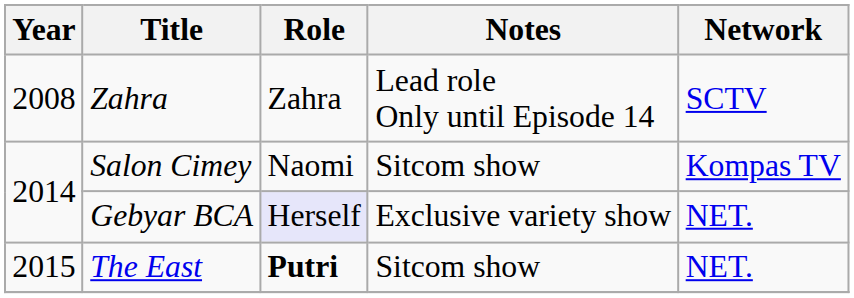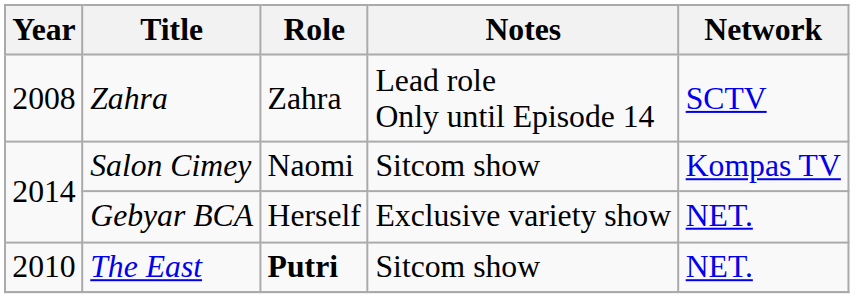(314, 215) lavender background -> (314, 215) no background
(44, 266) 2015 -> (44, 266) 2010
